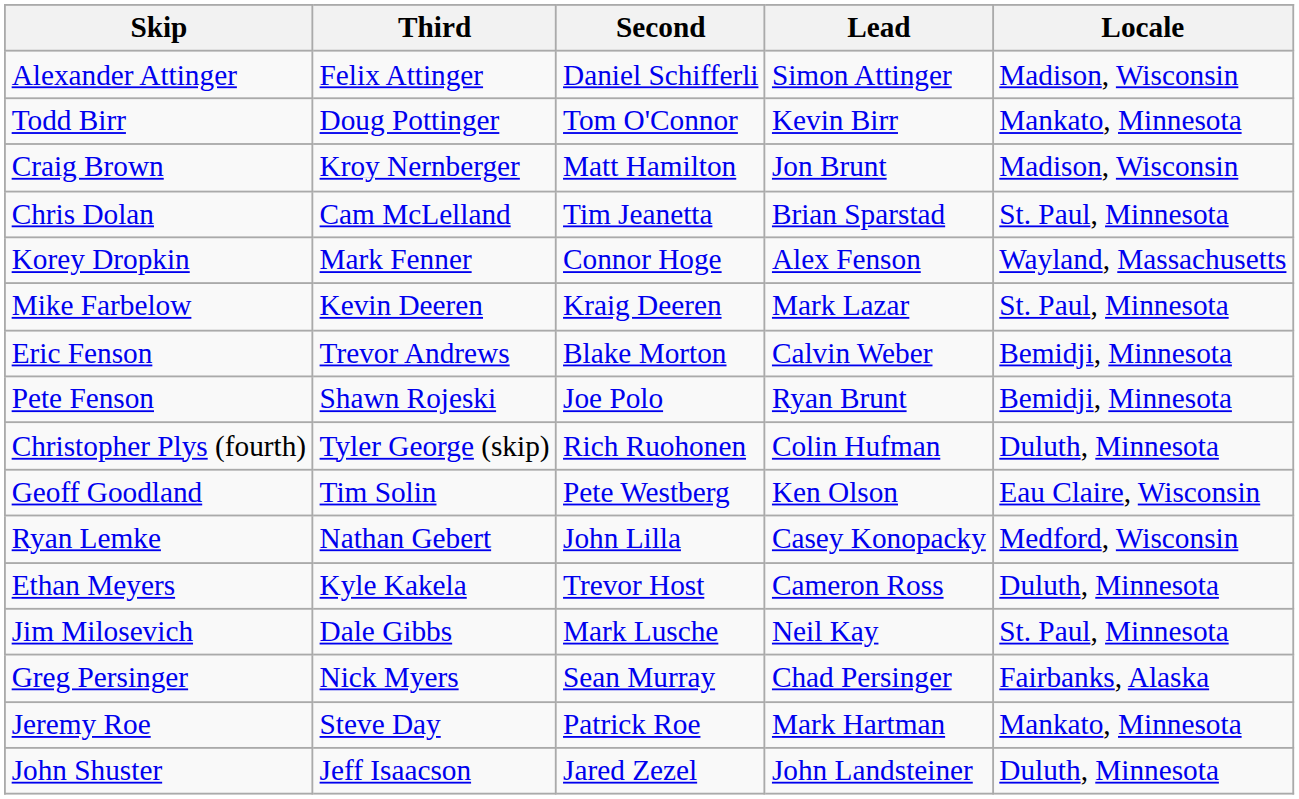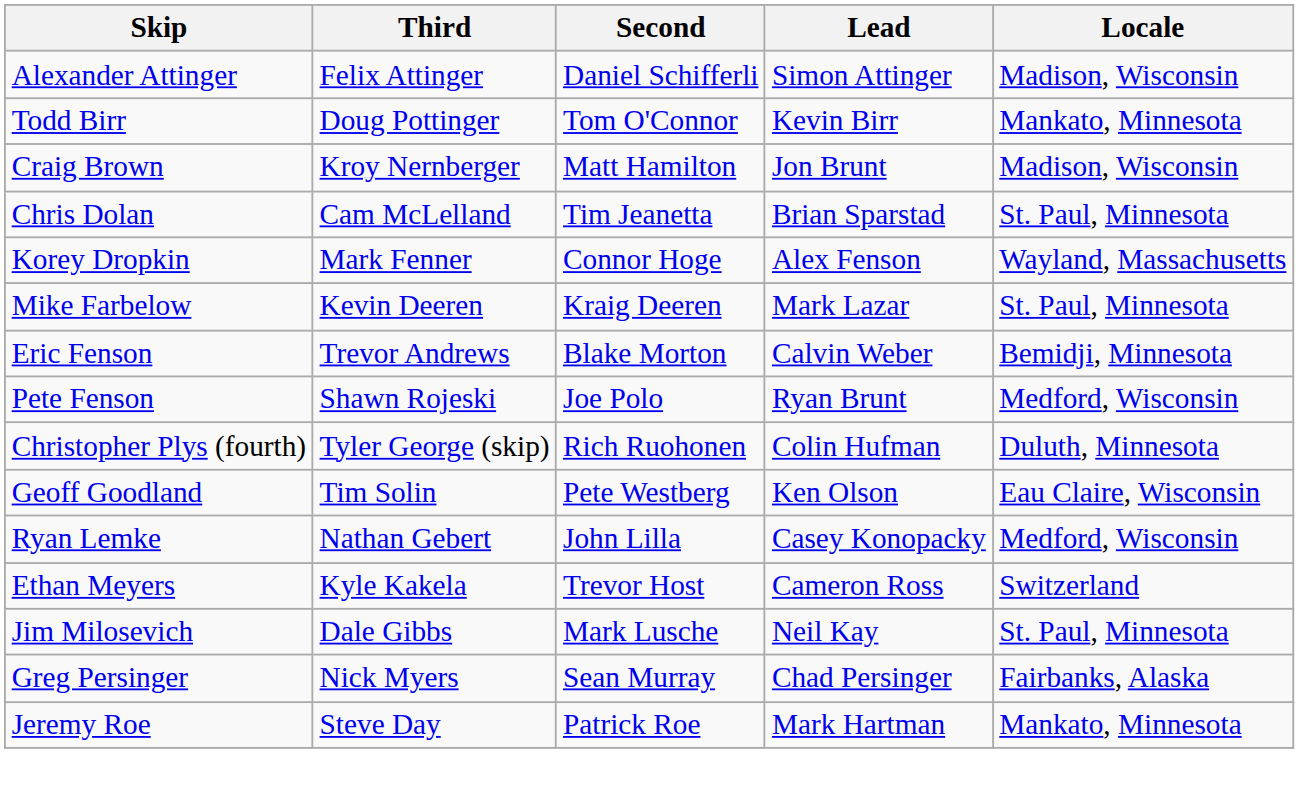(1116, 399) Bemidji, Minnesota -> (1119, 399) Medford, Wisconsin
(1109, 584) Duluth, Minnesota -> (1069, 584) Switzerland
- row: (87, 770)
